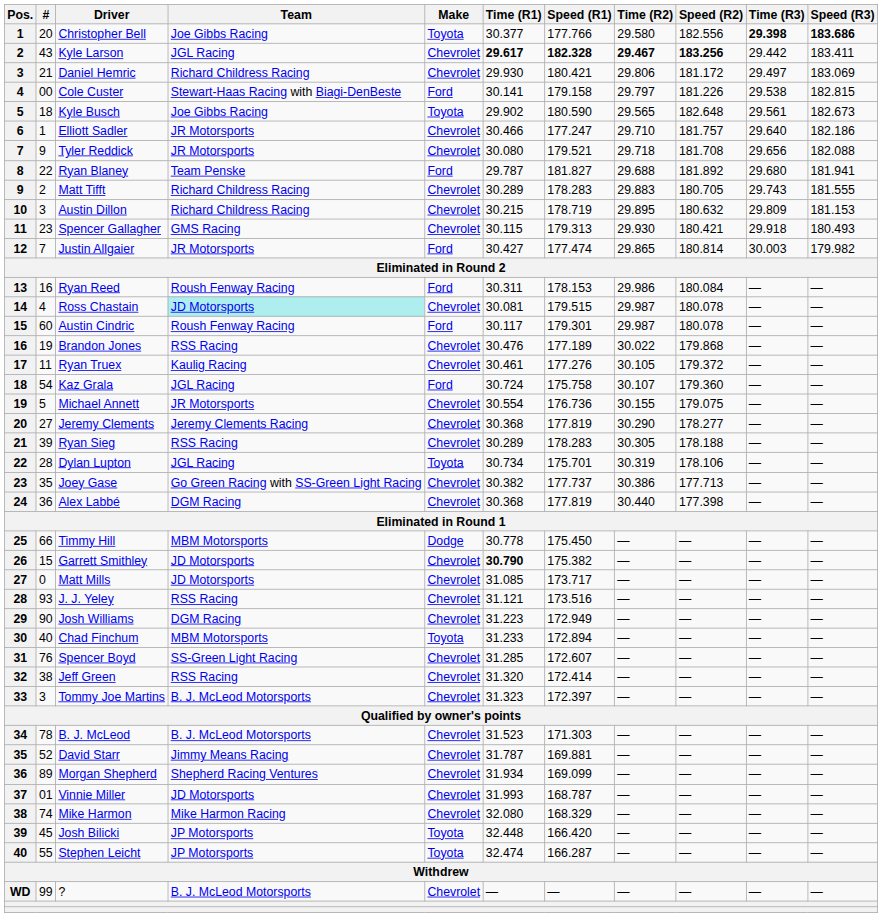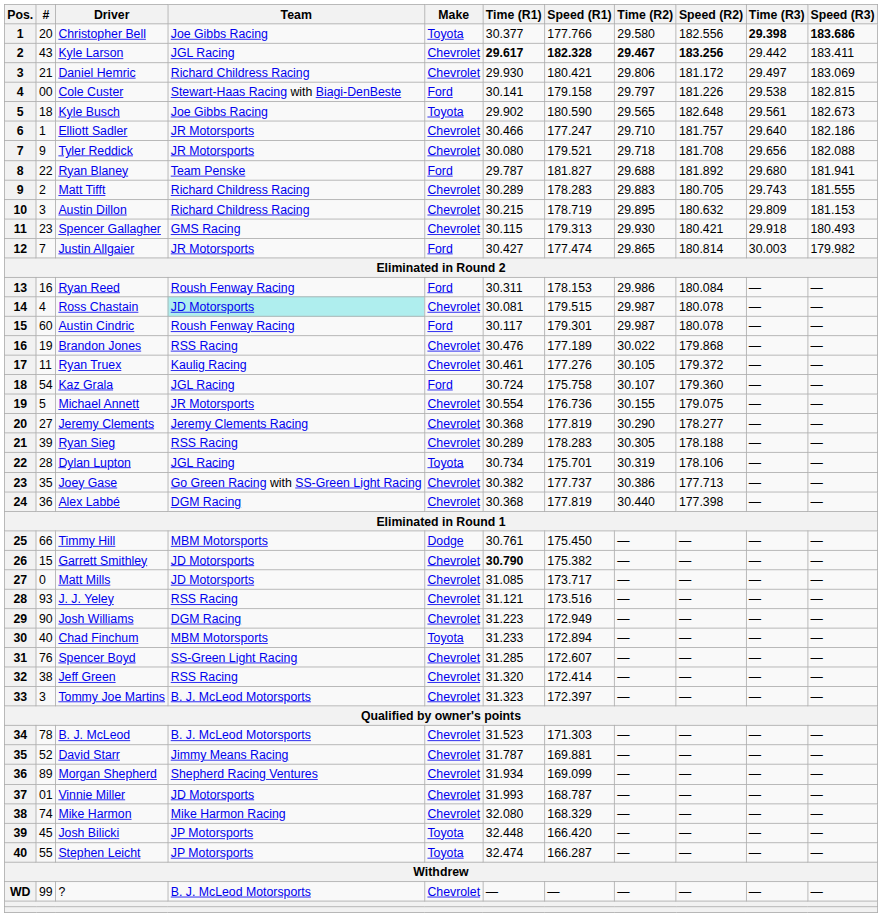(505, 541) 30.778 -> (505, 541) 30.761
